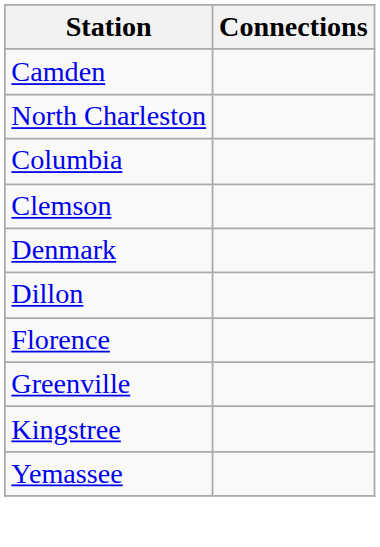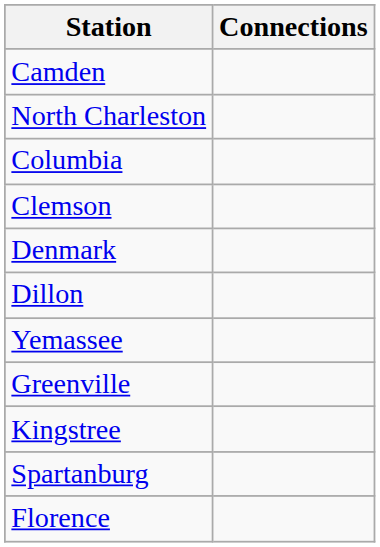rows swapped: (61, 339) <-> (67, 473)
+ row: (80, 473)
